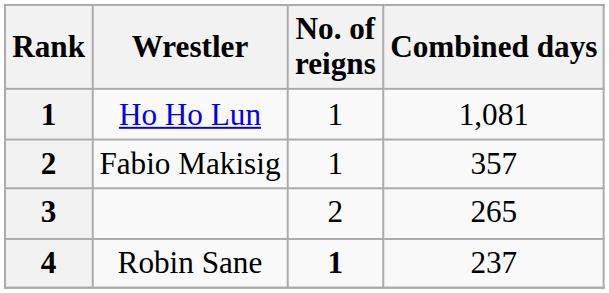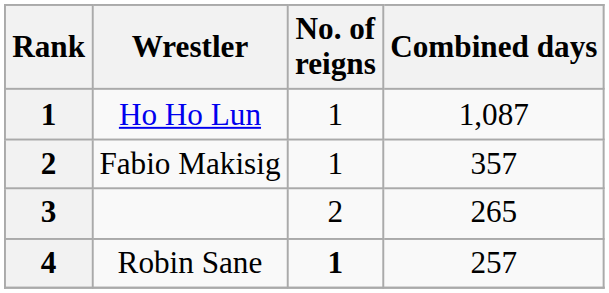(494, 113) 1,081 -> (494, 113) 1,087
(494, 262) 237 -> (494, 262) 257
